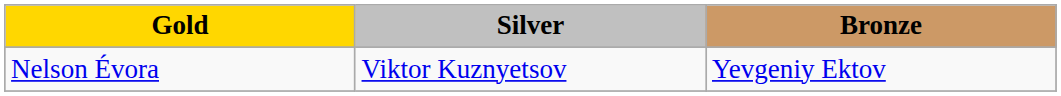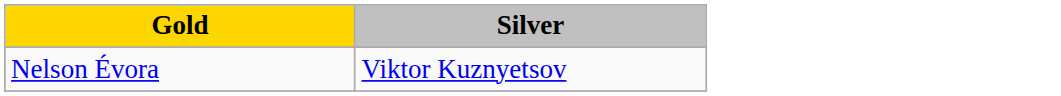- column: (881, 25)
